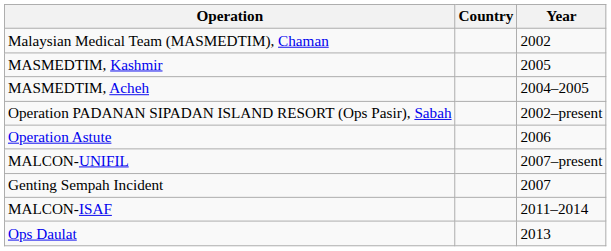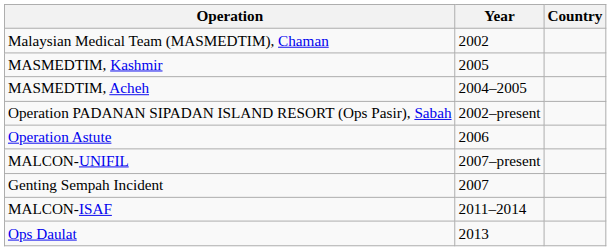columns swapped: (486, 16) <-> (561, 16)
